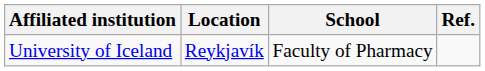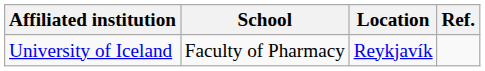columns swapped: (353, 19) <-> (224, 19)
